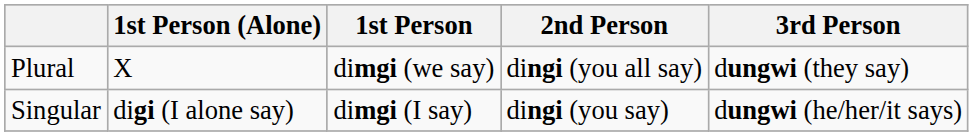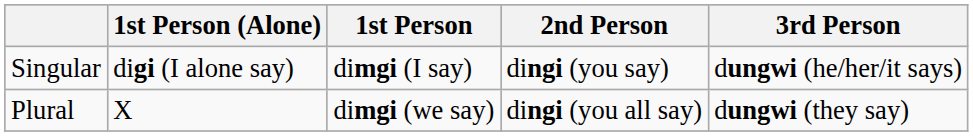rows swapped: (56, 109) <-> (43, 67)
